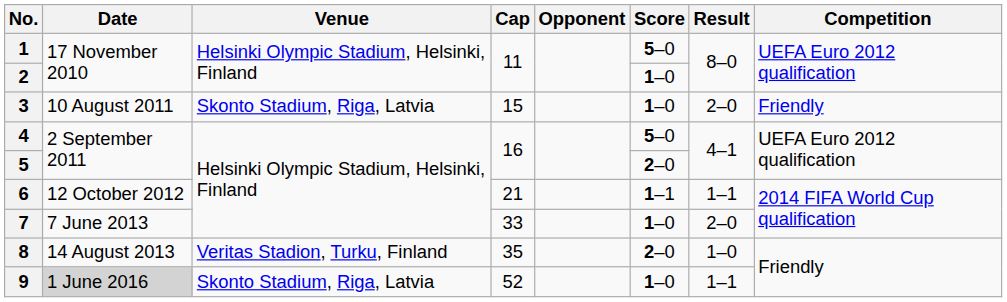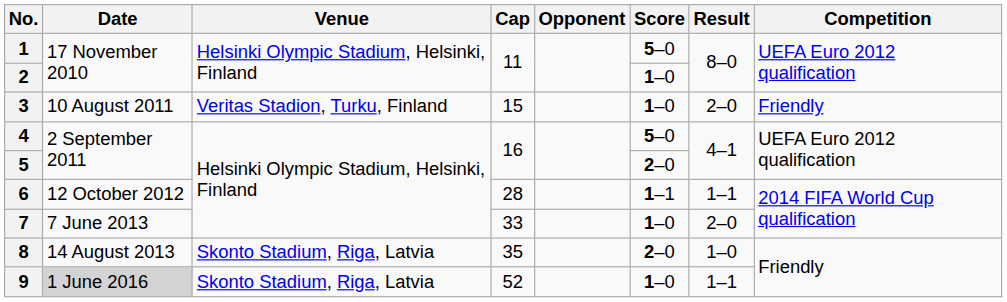(315, 106) Skonto Stadium, Riga, Latvia -> (322, 106) Veritas Stadion, Turku, Finland
(513, 194) 21 -> (513, 194) 28
(322, 252) Veritas Stadion, Turku, Finland -> (315, 252) Skonto Stadium, Riga, Latvia
